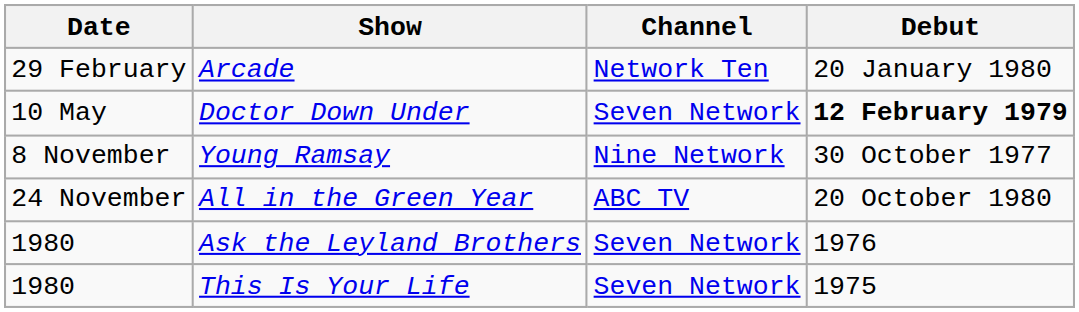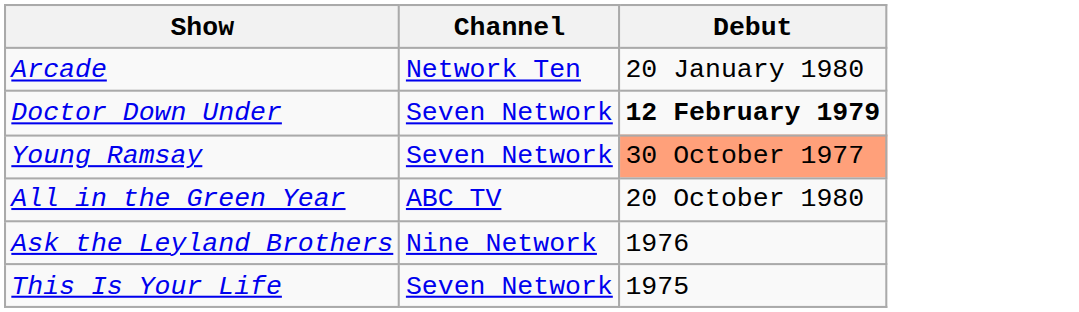- column: (99, 27)
(689, 156) Nine Network -> (509, 156) Seven Network
(933, 156) no background -> (745, 156) lightsalmon background
(697, 243) Seven Network -> (501, 243) Nine Network
